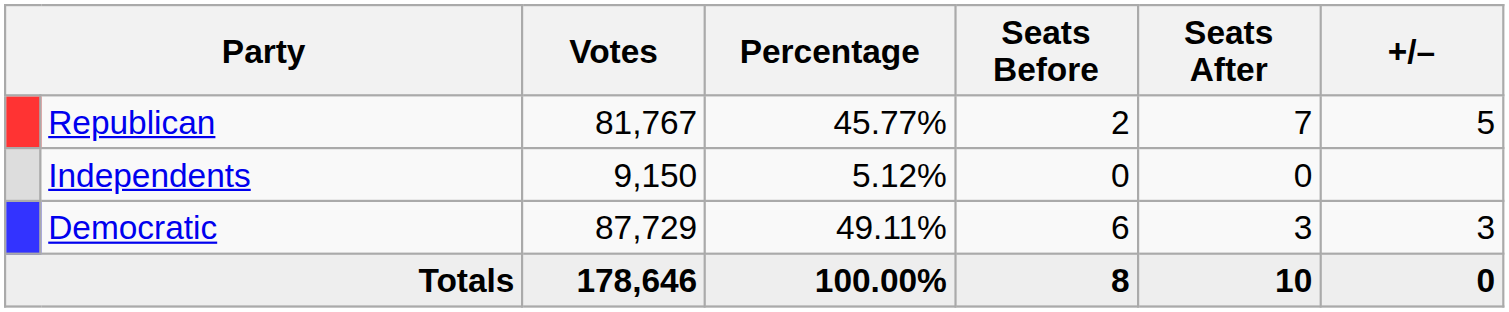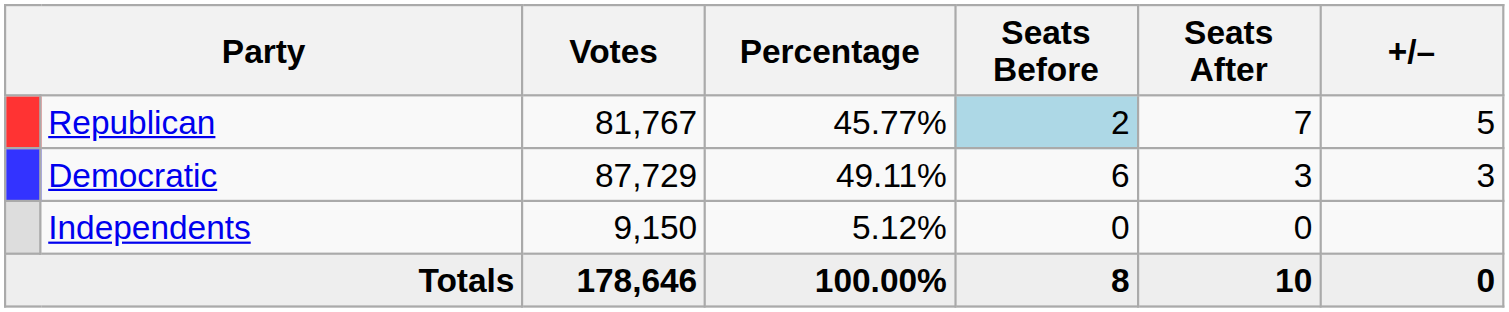(1120, 122) no background -> (1120, 122) lightblue background
rows swapped: (133, 228) <-> (149, 175)
